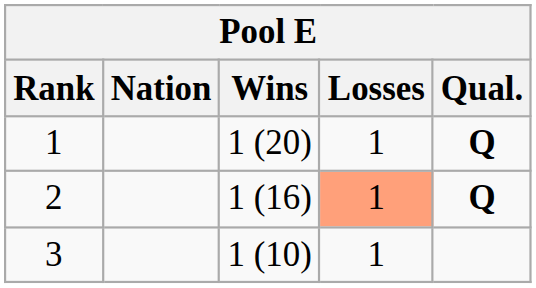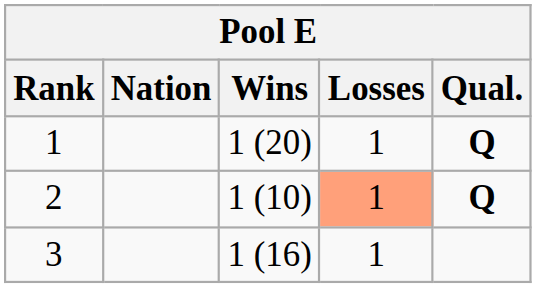(270, 198) 1 (16) -> (270, 198) 1 (10)
(270, 253) 1 (10) -> (270, 253) 1 (16)
